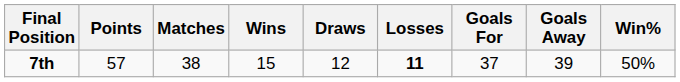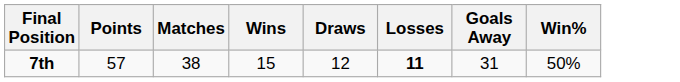- column: (489, 28)
(564, 64) 39 -> (489, 64) 31
